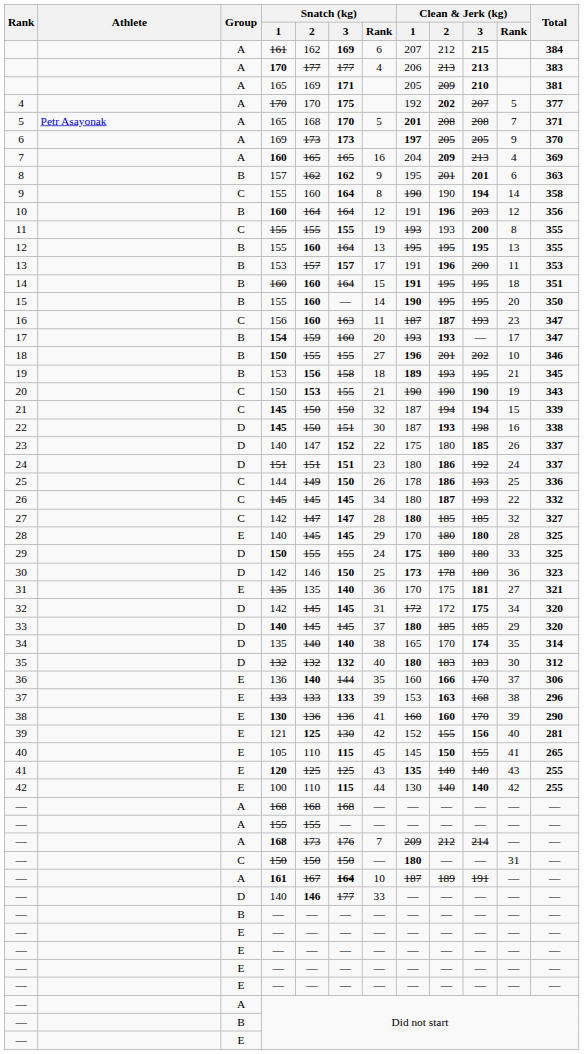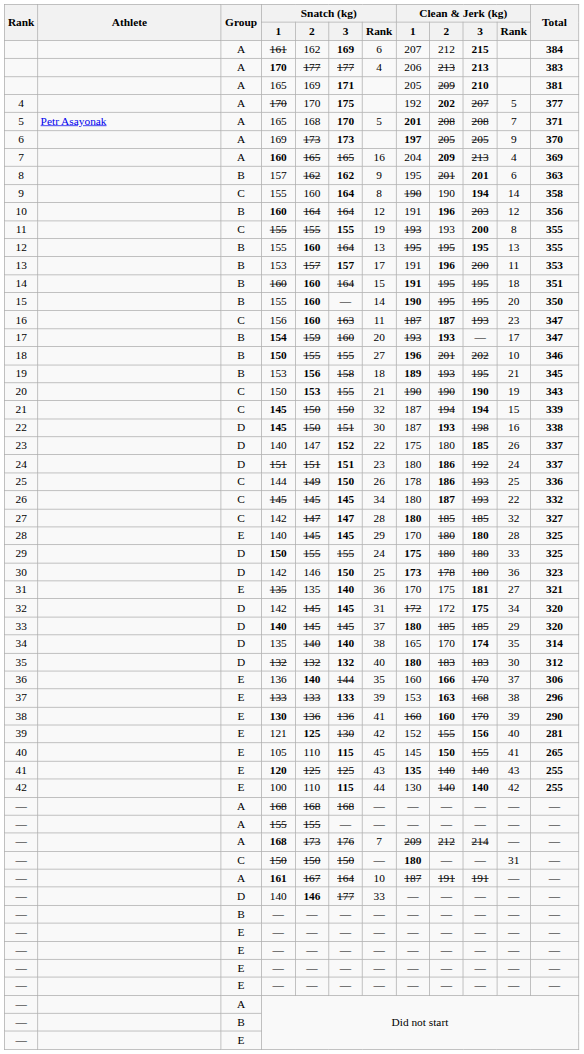(346, 878) bold -> (346, 878) normal
(446, 878) 189 -> (446, 878) 191
